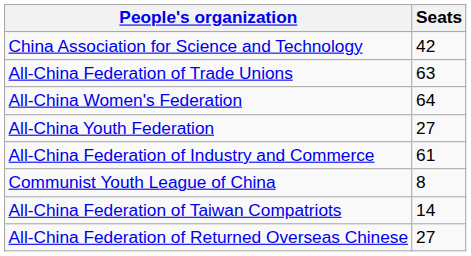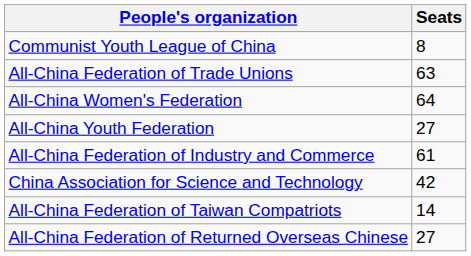rows swapped: (142, 182) <-> (186, 45)
